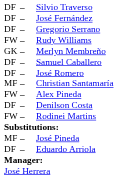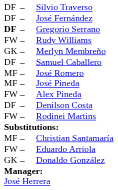(10, 29) normal -> (10, 29) bold
(10, 72) DF -> (11, 72) MF
rows swapped: (75, 83) <-> (58, 138)
(10, 149) DF -> (11, 149) FW
+ row: (70, 159)
